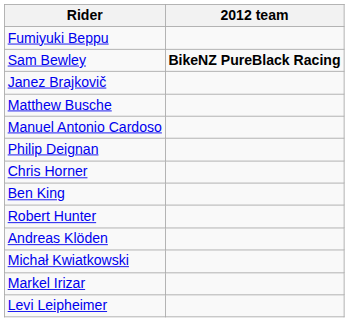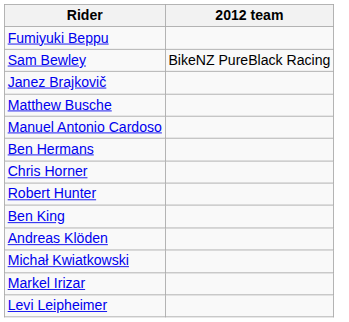(254, 60) bold -> (249, 60) normal
- row: (53, 149)
+ row: (51, 149)
rows swapped: (52, 216) <-> (36, 194)
